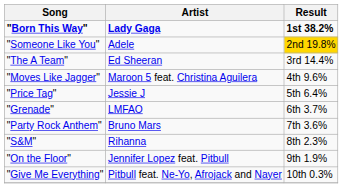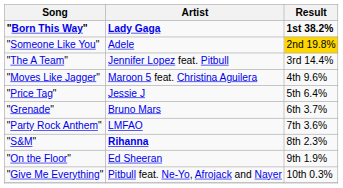(135, 61) Ed Sheeran -> (168, 61) Jennifer Lopez feat. Pitbull
(125, 110) LMFAO -> (134, 110) Bruno Mars
(134, 126) Bruno Mars -> (125, 126) LMFAO
(127, 142) normal -> (128, 142) bold
(168, 158) Jennifer Lopez feat. Pitbull -> (135, 158) Ed Sheeran
